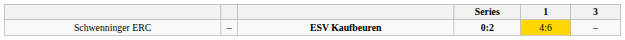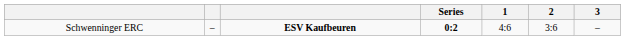+ column: (551, 12)
(546, 27) gold background -> (505, 27) no background
